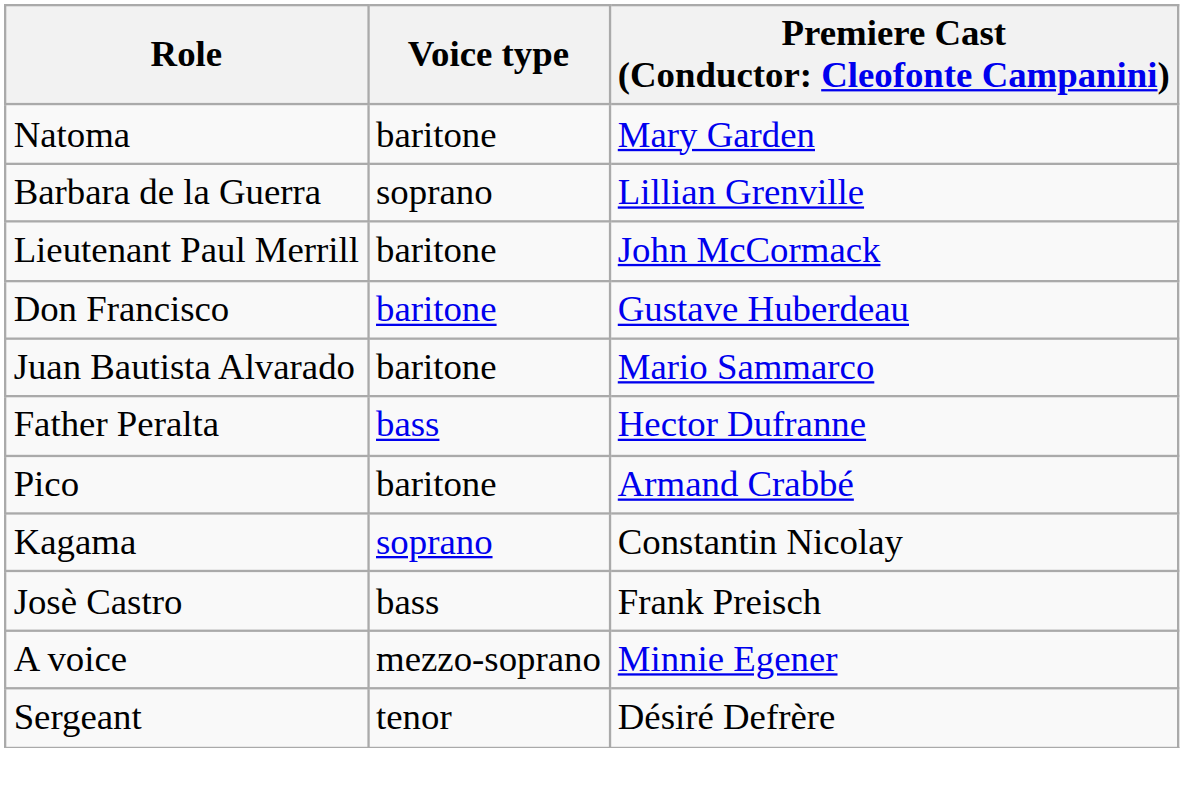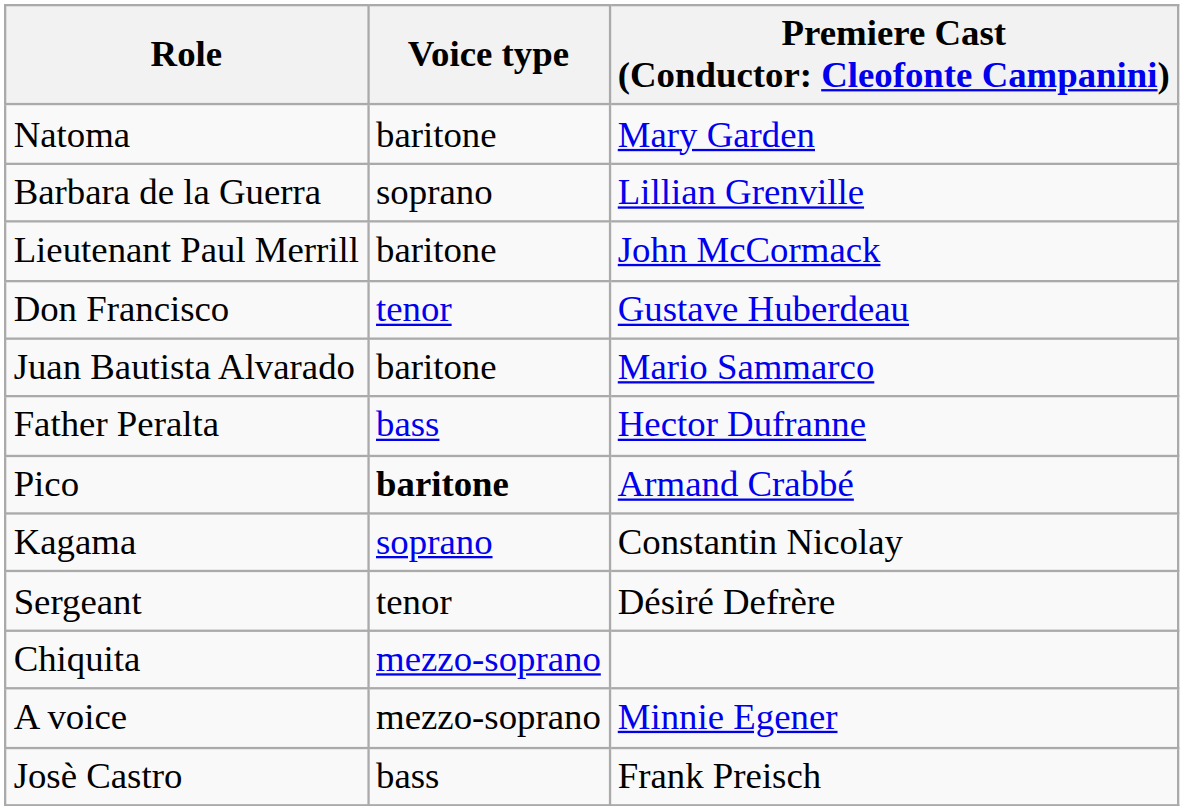(436, 308) baritone -> (414, 308) tenor
(436, 483) normal -> (442, 483) bold
rows swapped: (98, 600) <-> (78, 717)
+ row: (77, 658)
